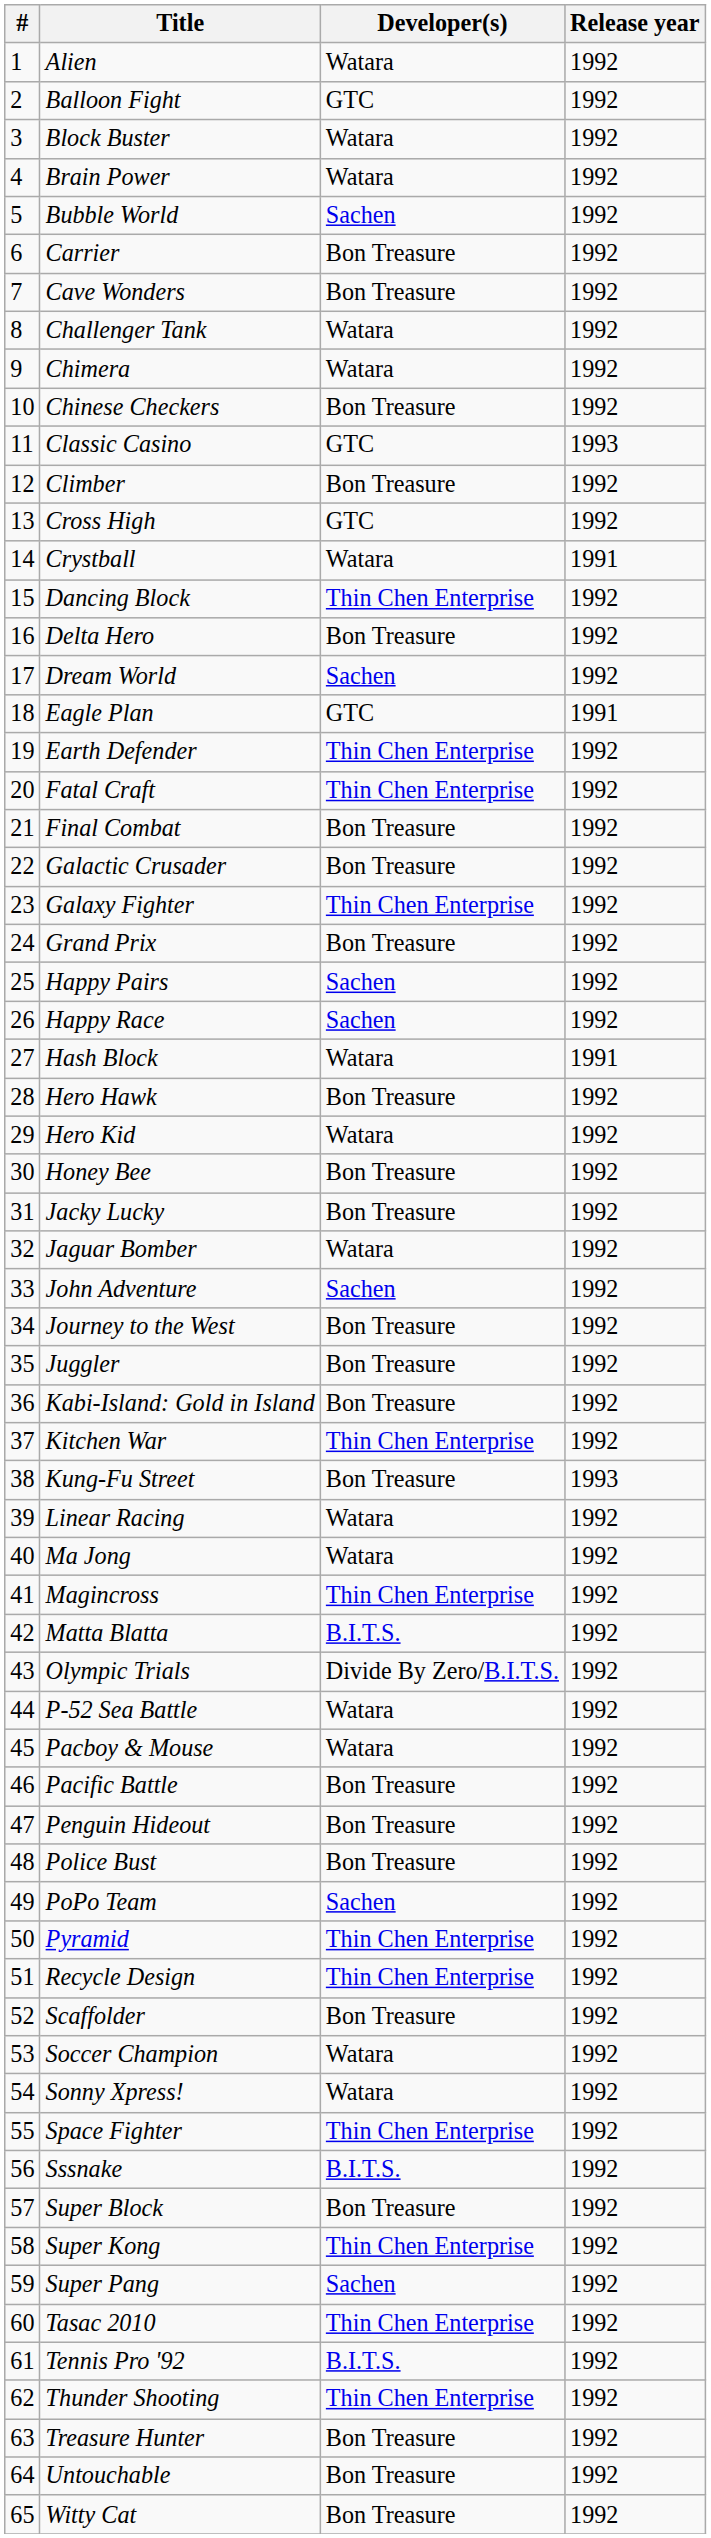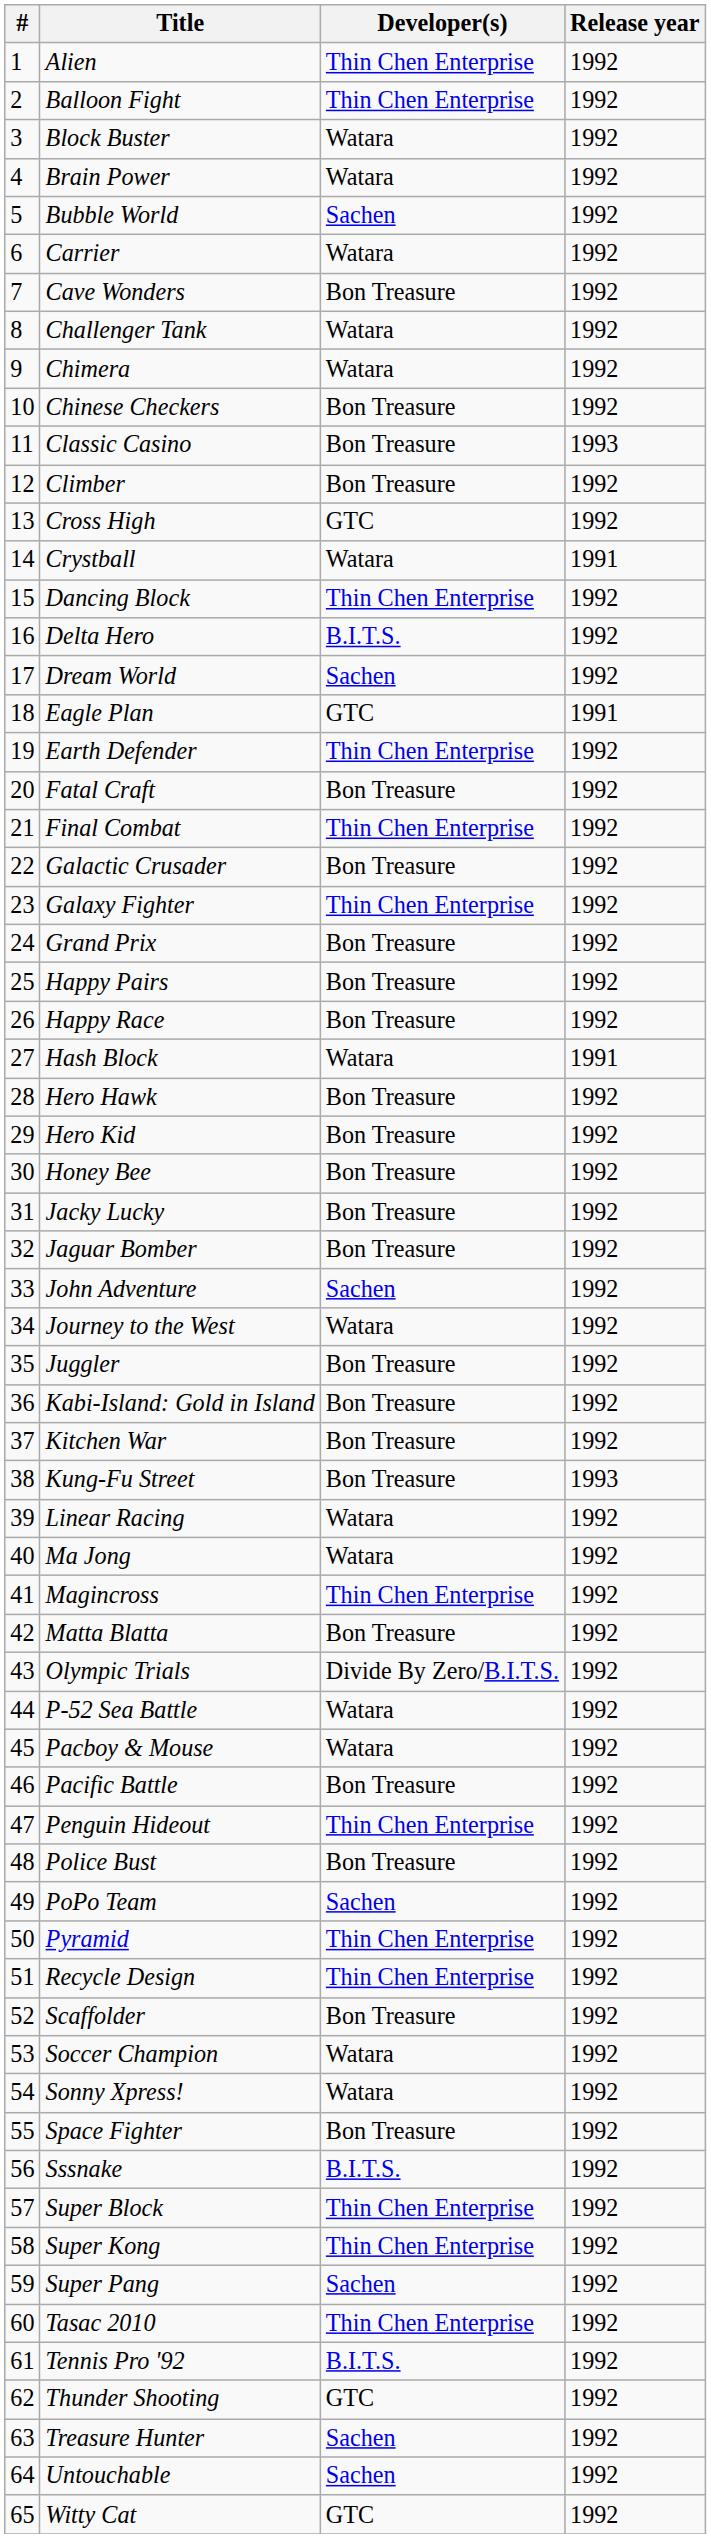(360, 61) Watara -> (430, 61) Thin Chen Enterprise
(350, 100) GTC -> (430, 100) Thin Chen Enterprise
(391, 253) Bon Treasure -> (360, 253) Watara
(350, 445) GTC -> (391, 445) Bon Treasure
(391, 636) Bon Treasure -> (363, 636) B.I.T.S.
(430, 789) Thin Chen Enterprise -> (391, 789) Bon Treasure
(391, 828) Bon Treasure -> (430, 828) Thin Chen Enterprise
(361, 981) Sachen -> (391, 981) Bon Treasure
(361, 1019) Sachen -> (391, 1019) Bon Treasure
(360, 1134) Watara -> (391, 1134) Bon Treasure
(360, 1249) Watara -> (391, 1249) Bon Treasure
(391, 1326) Bon Treasure -> (360, 1326) Watara
(430, 1441) Thin Chen Enterprise -> (391, 1441) Bon Treasure
(363, 1632) B.I.T.S. -> (391, 1632) Bon Treasure
(391, 1824) Bon Treasure -> (430, 1824) Thin Chen Enterprise
(430, 2131) Thin Chen Enterprise -> (391, 2131) Bon Treasure
(391, 2207) Bon Treasure -> (430, 2207) Thin Chen Enterprise
(430, 2399) Thin Chen Enterprise -> (350, 2399) GTC
(391, 2437) Bon Treasure -> (361, 2437) Sachen
(391, 2475) Bon Treasure -> (361, 2475) Sachen
(391, 2514) Bon Treasure -> (350, 2514) GTC
